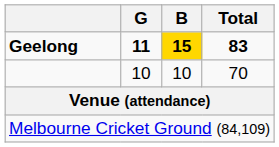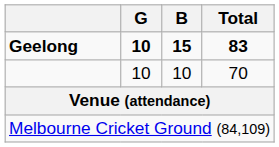(141, 45) 11 -> (141, 45) 10
(182, 45) gold background -> (182, 45) no background
